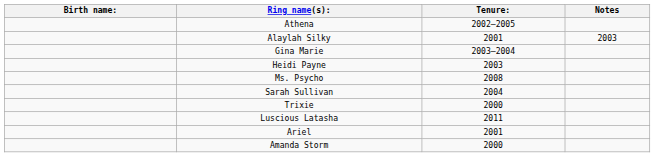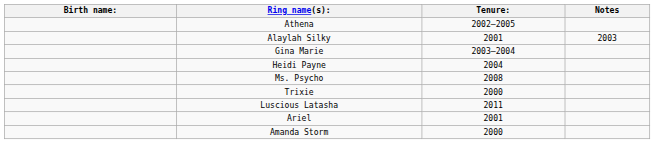(493, 65) 2003 -> (493, 65) 2004
- row: (299, 92)
